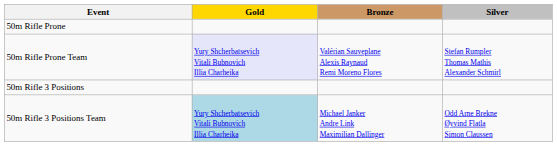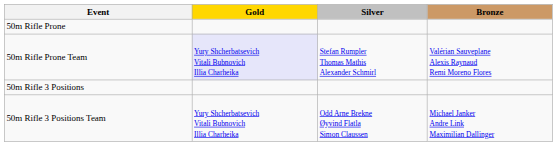columns swapped: (497, 12) <-> (380, 12)
(227, 124) lightblue background -> (227, 124) no background
